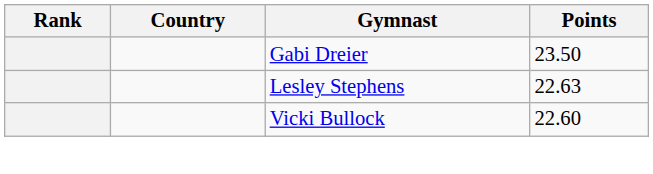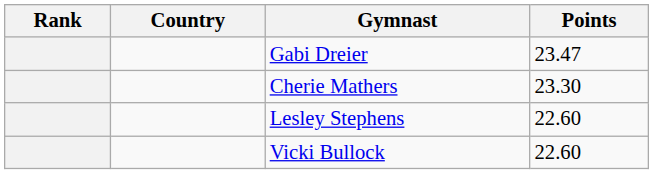(558, 53) 23.50 -> (558, 53) 23.47
+ row: (334, 86)
(558, 86) 22.63 -> (558, 119) 22.60
